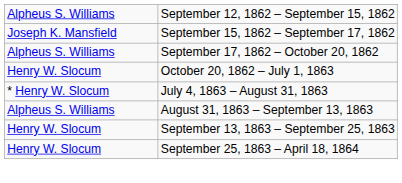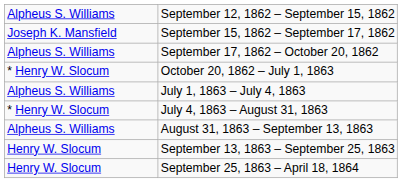(54, 71) Henry W. Slocum -> (58, 71) * Henry W. Slocum
+ row: (233, 91)
